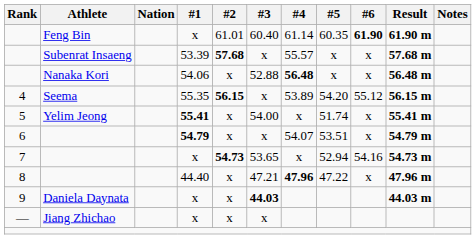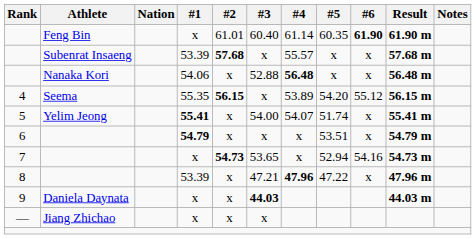(299, 116) x -> (299, 116) 54.07
(299, 136) 54.07 -> (299, 136) x
(195, 177) 44.40 -> (195, 177) 53.39
